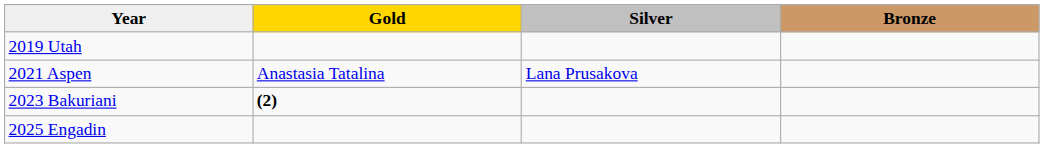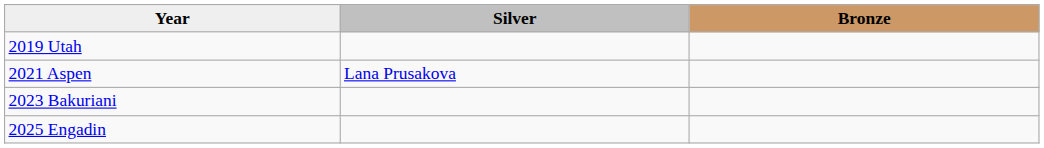- column: (387, 18)
